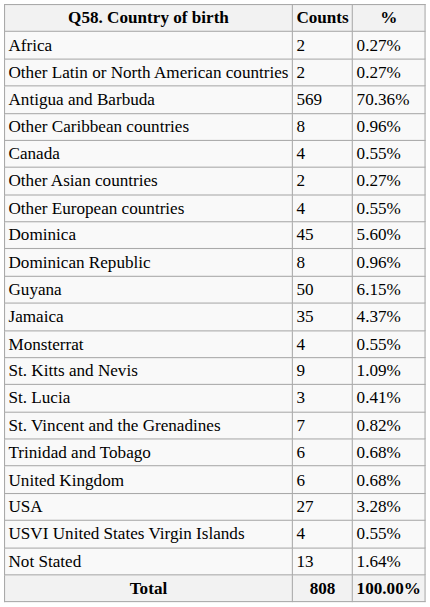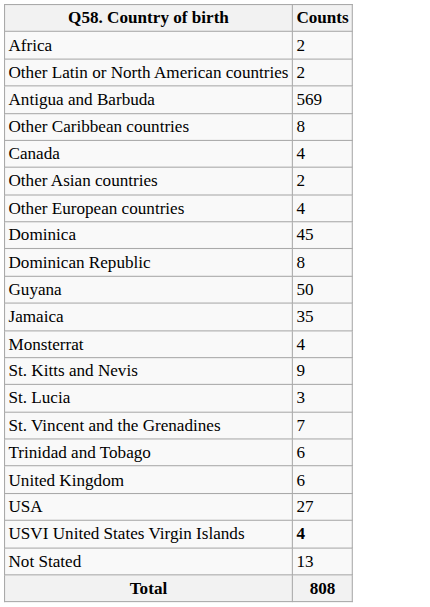- column: (389, 18)
(301, 533) normal -> (301, 533) bold
